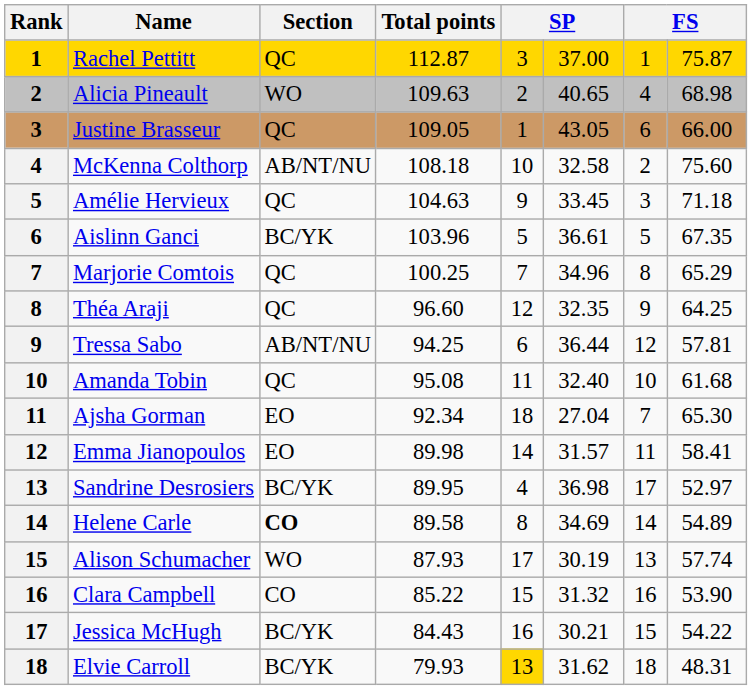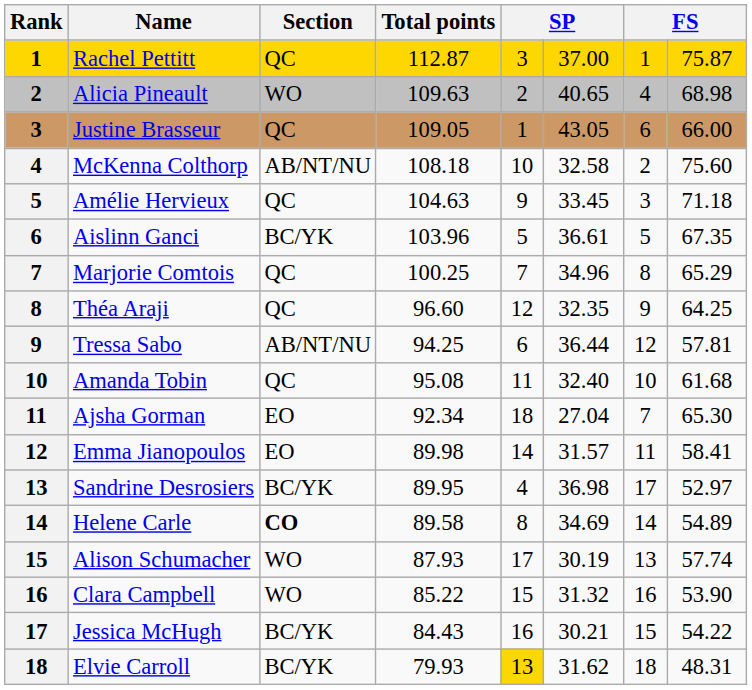(280, 594) CO -> (283, 594) WO
